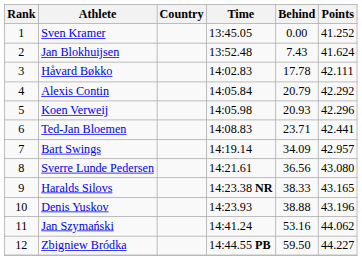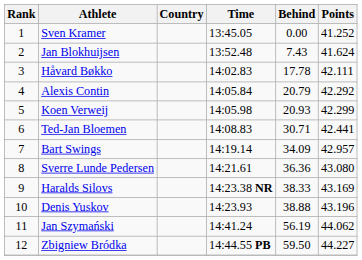(338, 110) 42.296 -> (338, 110) 42.299
(297, 129) 23.71 -> (297, 129) 30.71
(297, 168) 36.56 -> (297, 168) 36.36
(338, 187) 43.165 -> (338, 187) 43.169
(297, 226) 53.16 -> (297, 226) 56.19
